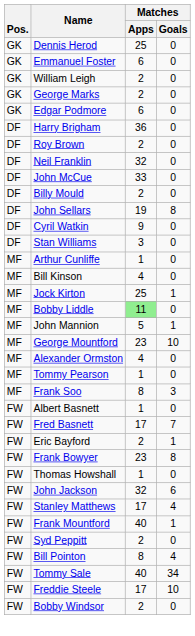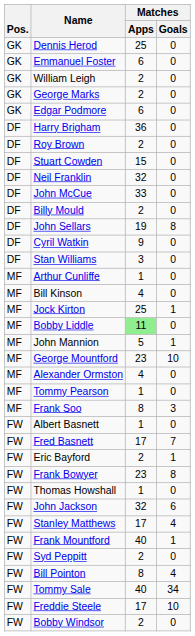+ row: (68, 161)
